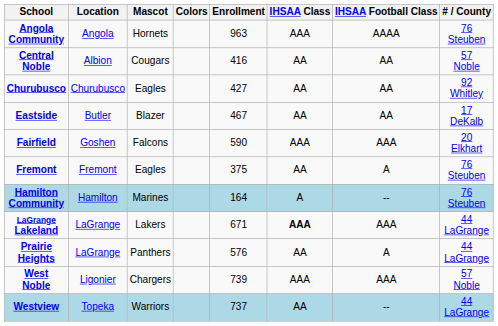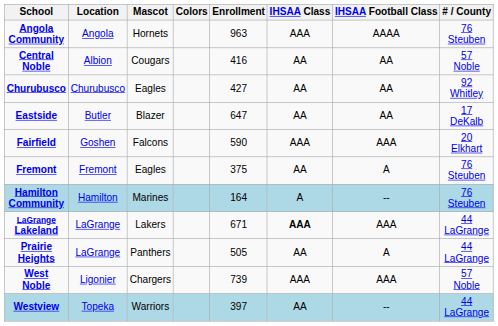(239, 116) 467 -> (239, 116) 647
(239, 252) 576 -> (239, 252) 505
(239, 307) 737 -> (239, 307) 397
